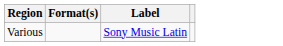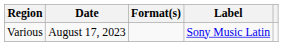+ column: (87, 13)
